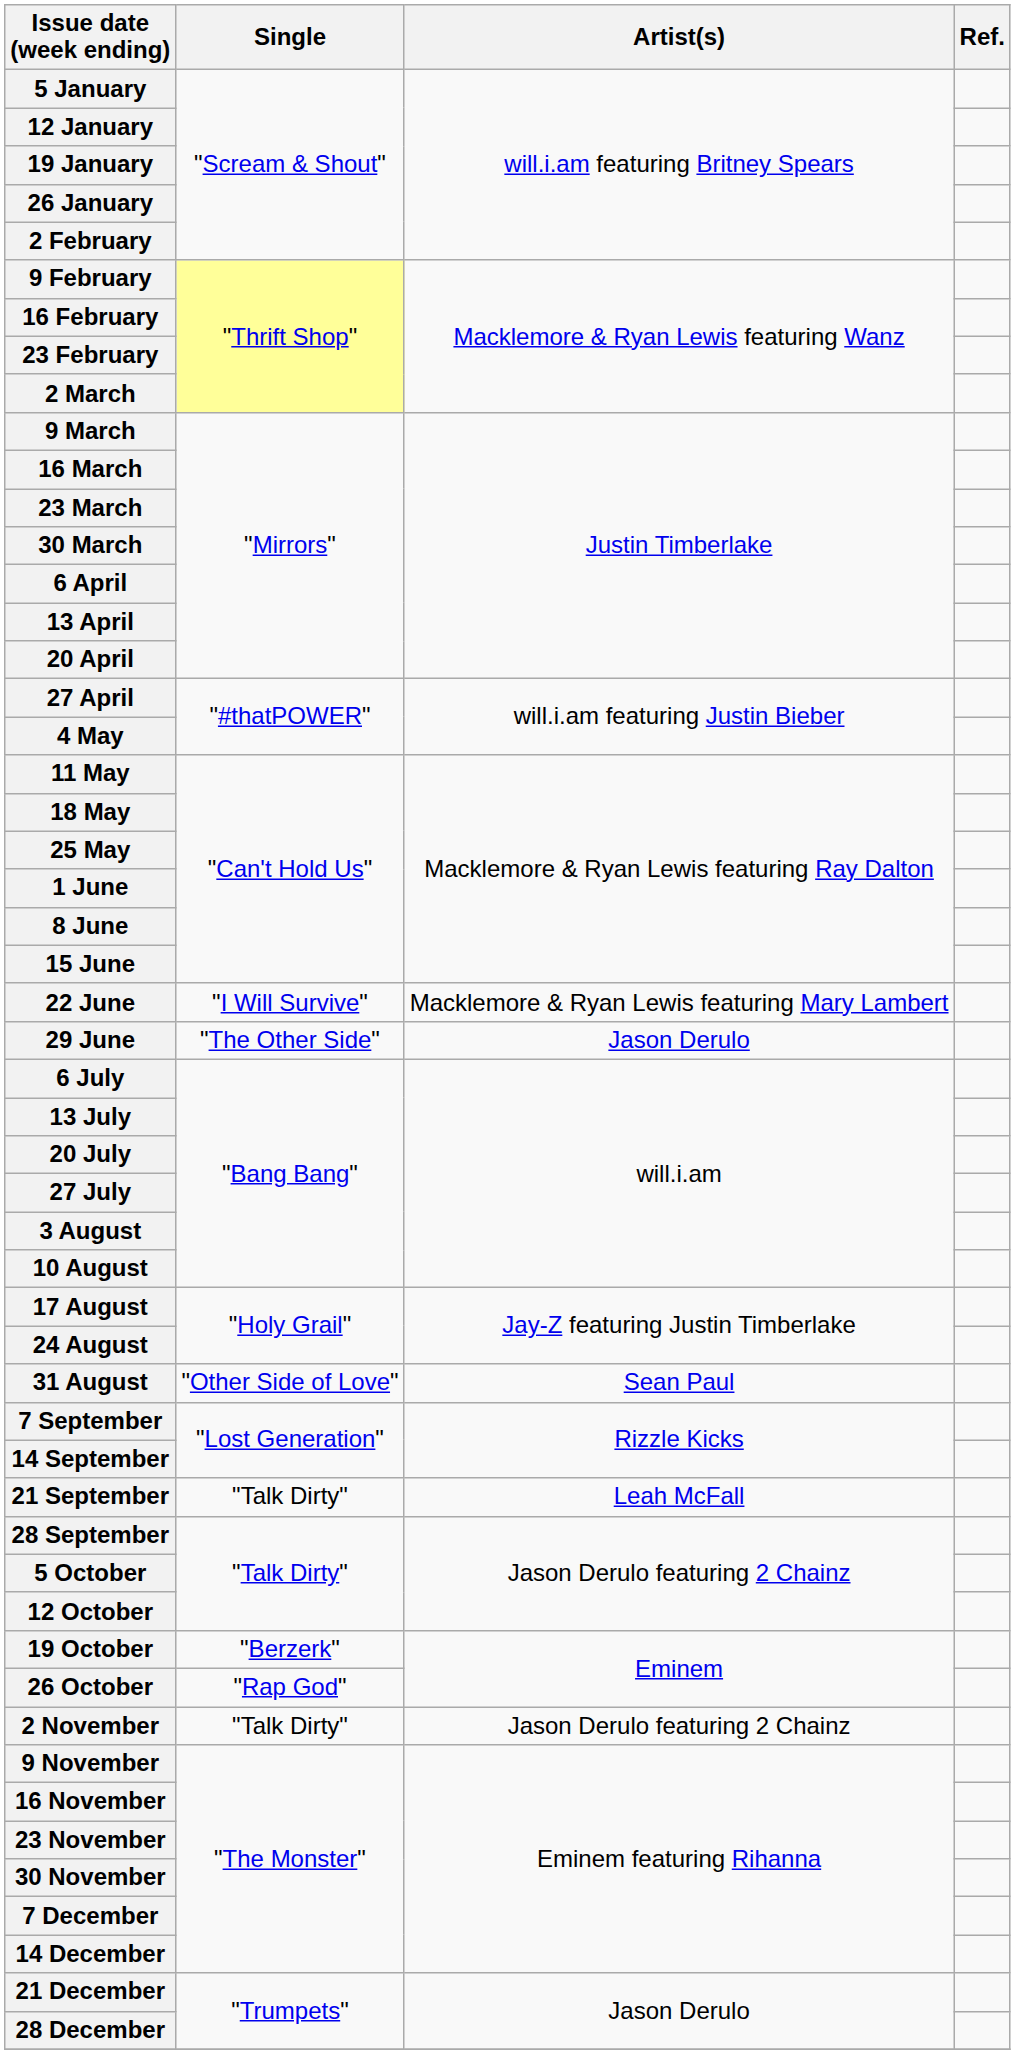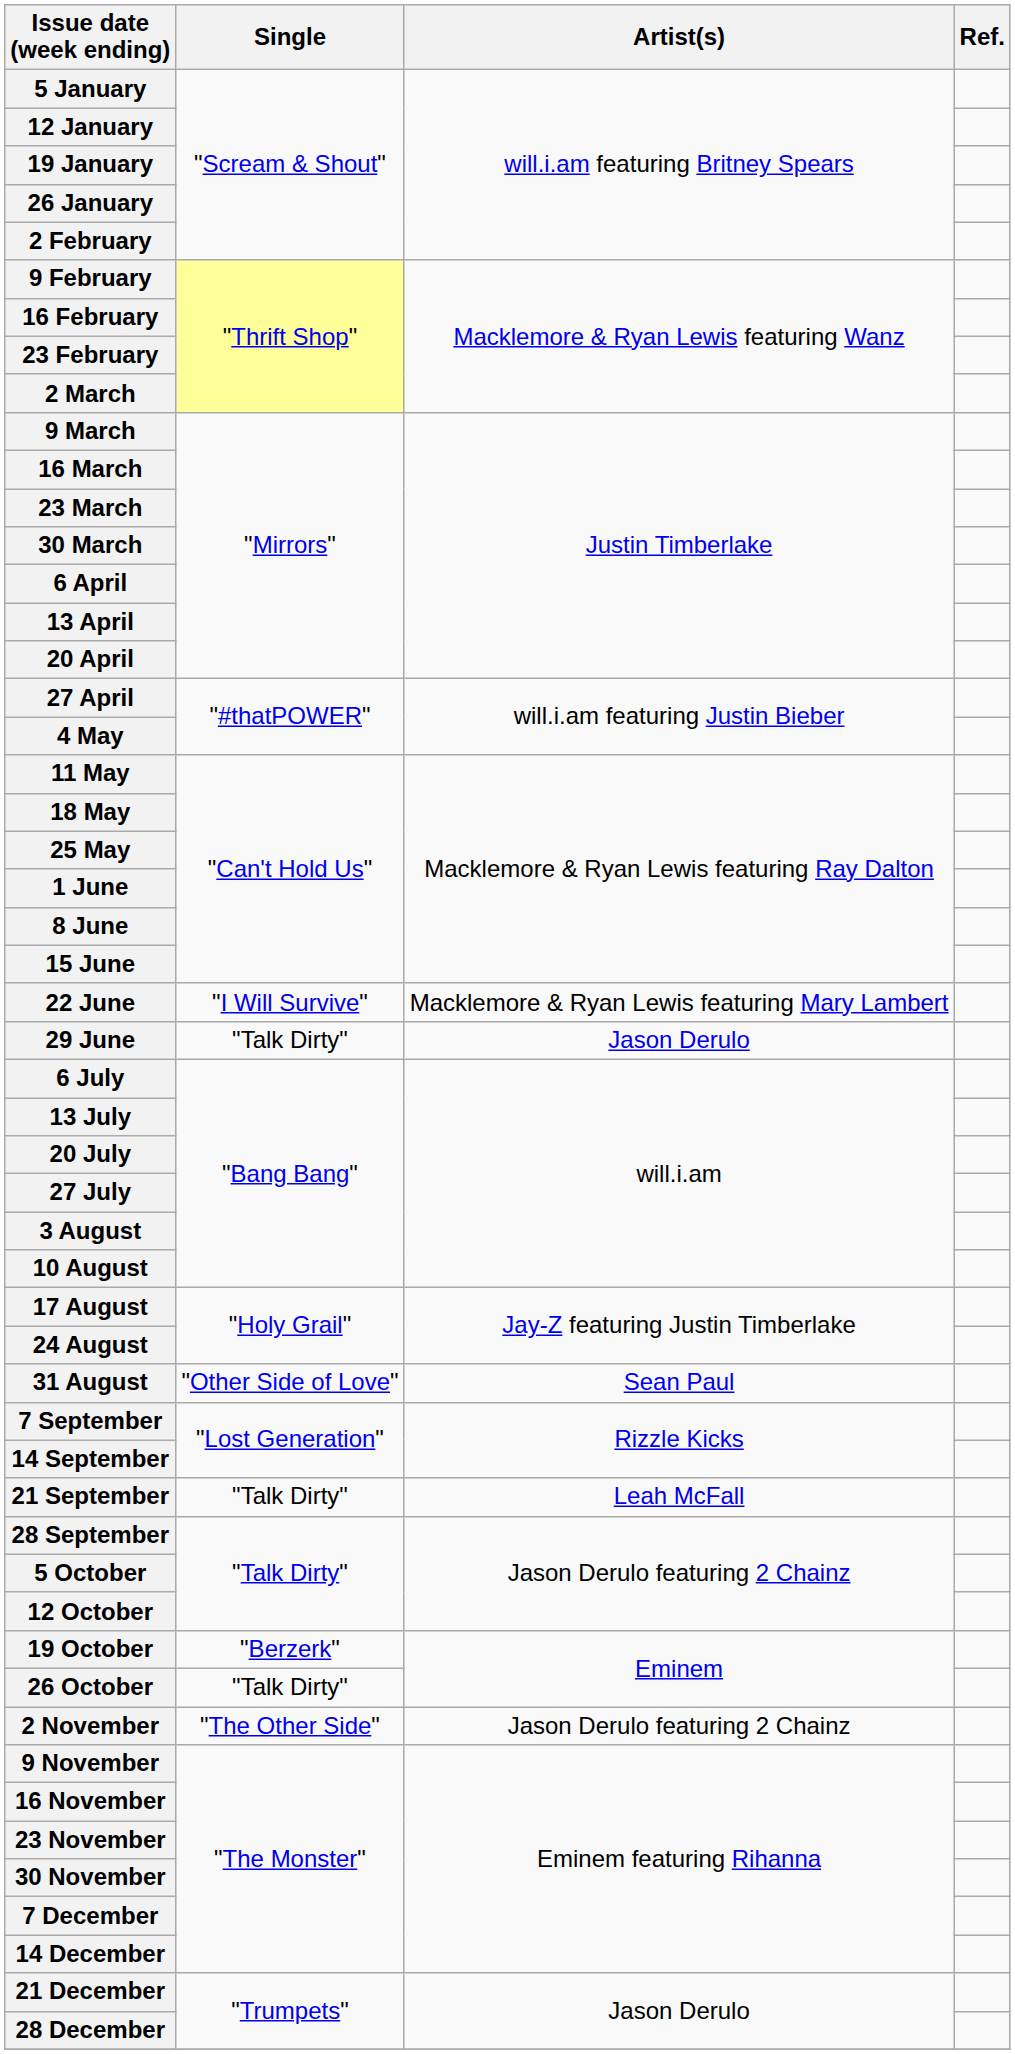(290, 1040) "The Other Side" -> (290, 1040) "Talk Dirty"
(290, 1687) "Rap God" -> (290, 1687) "Talk Dirty"
(290, 1725) "Talk Dirty" -> (290, 1725) "The Other Side"
